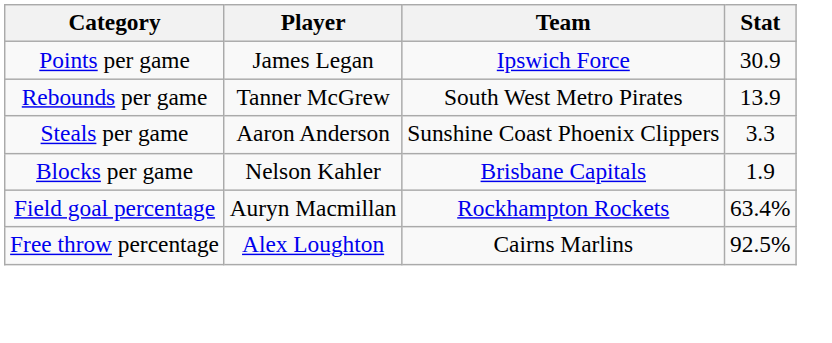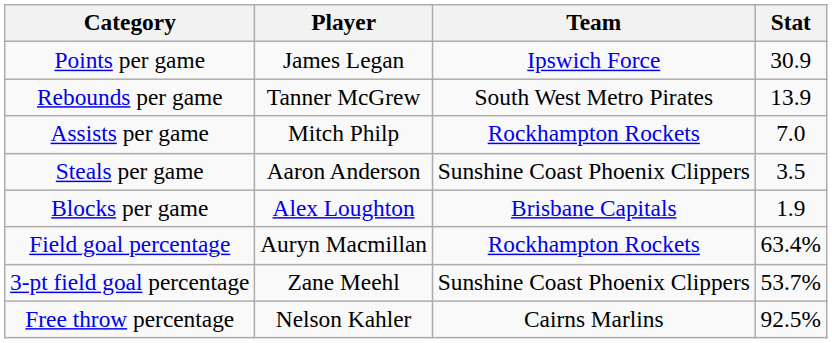+ row: (130, 134)
(760, 134) 3.3 -> (791, 171) 3.5
(313, 171) Nelson Kahler -> (344, 208) Alex Loughton
+ row: (130, 282)
(313, 245) Alex Loughton -> (344, 319) Nelson Kahler
